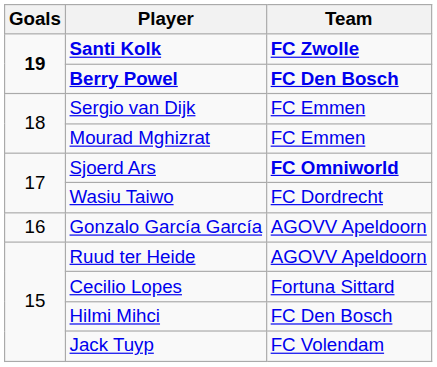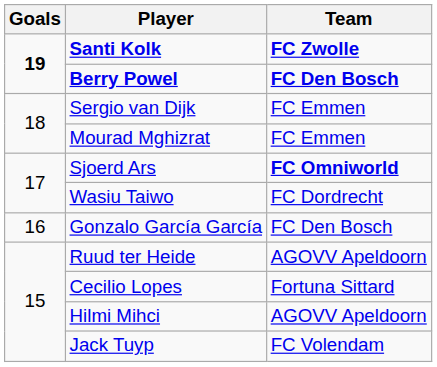(349, 227) AGOVV Apeldoorn -> (332, 227) FC Den Bosch
(332, 316) FC Den Bosch -> (349, 316) AGOVV Apeldoorn
